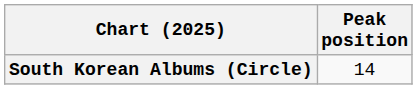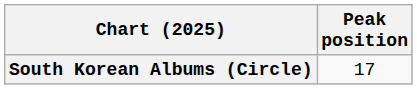(365, 70) 14 -> (365, 70) 17
